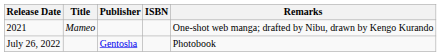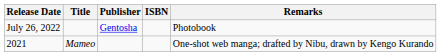rows swapped: (17, 28) <-> (33, 43)
